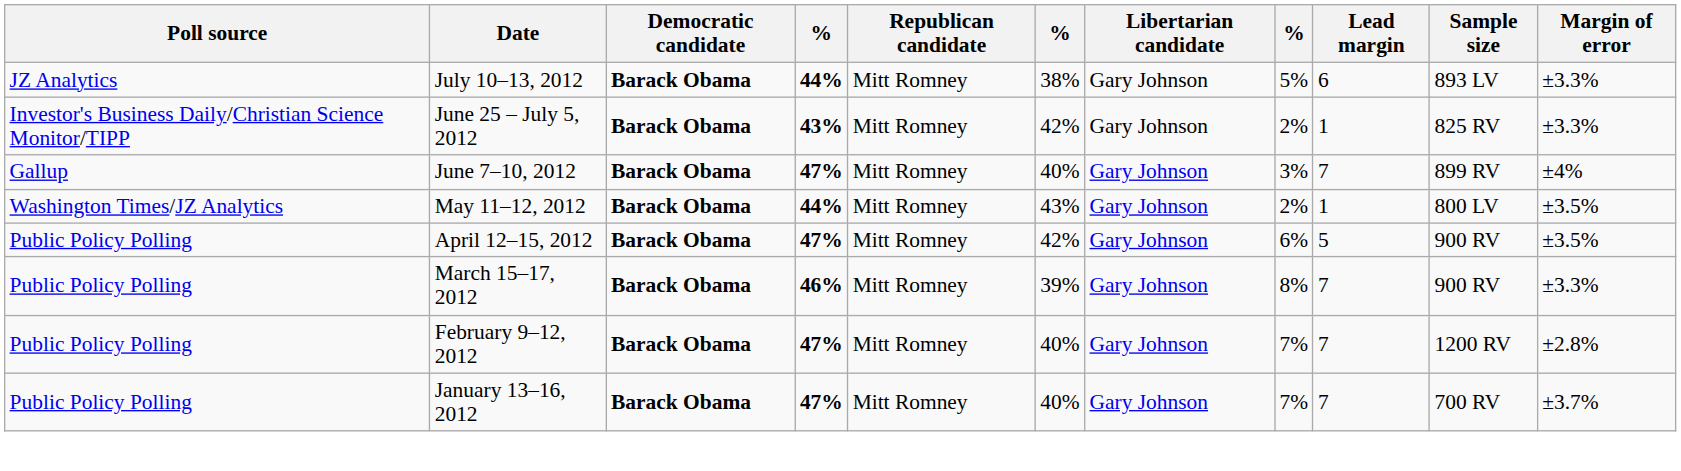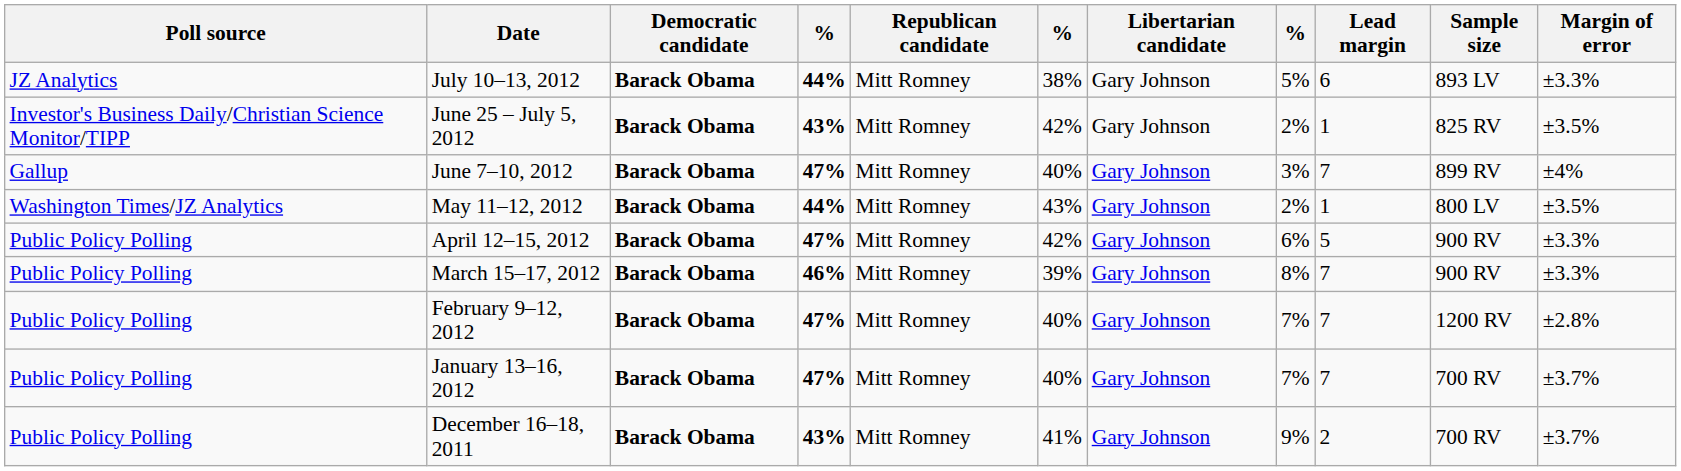(1570, 125) ±3.3% -> (1571, 125) ±3.5%
(1570, 239) ±3.5% -> (1571, 239) ±3.3%
+ row: (508, 436)
